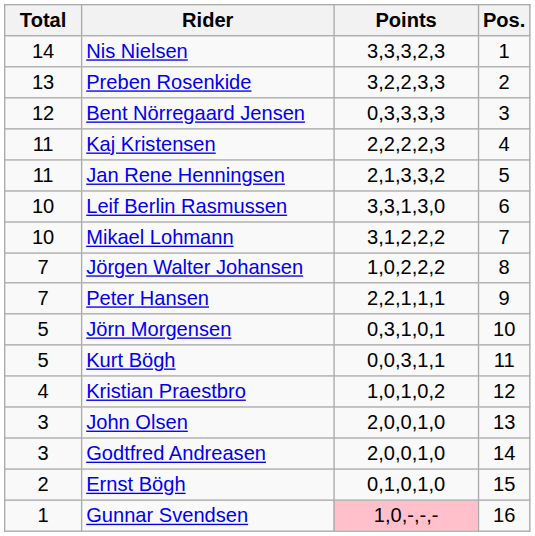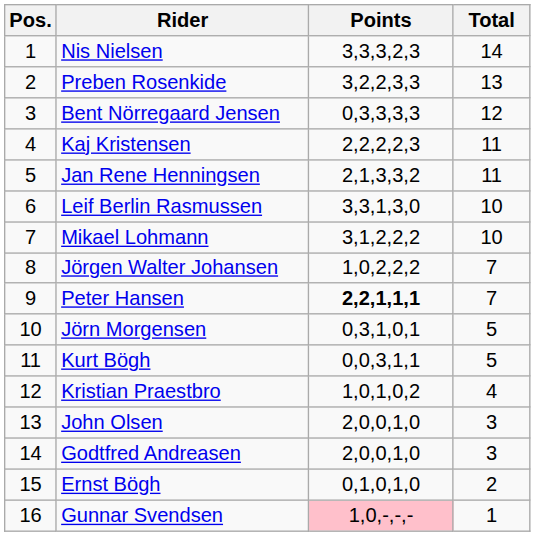columns swapped: (504, 20) <-> (43, 20)
(406, 299) normal -> (381, 299) bold
